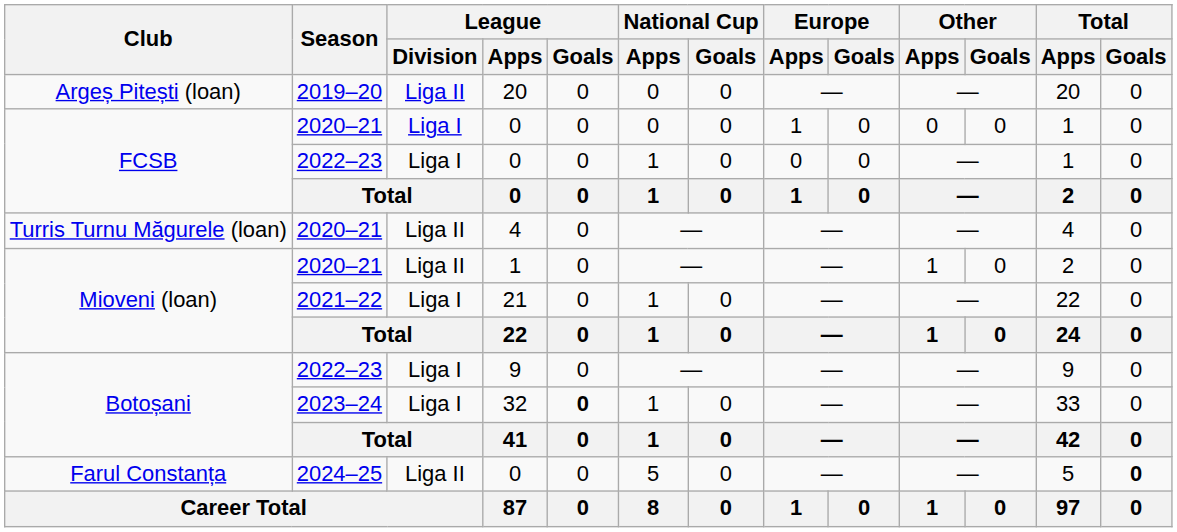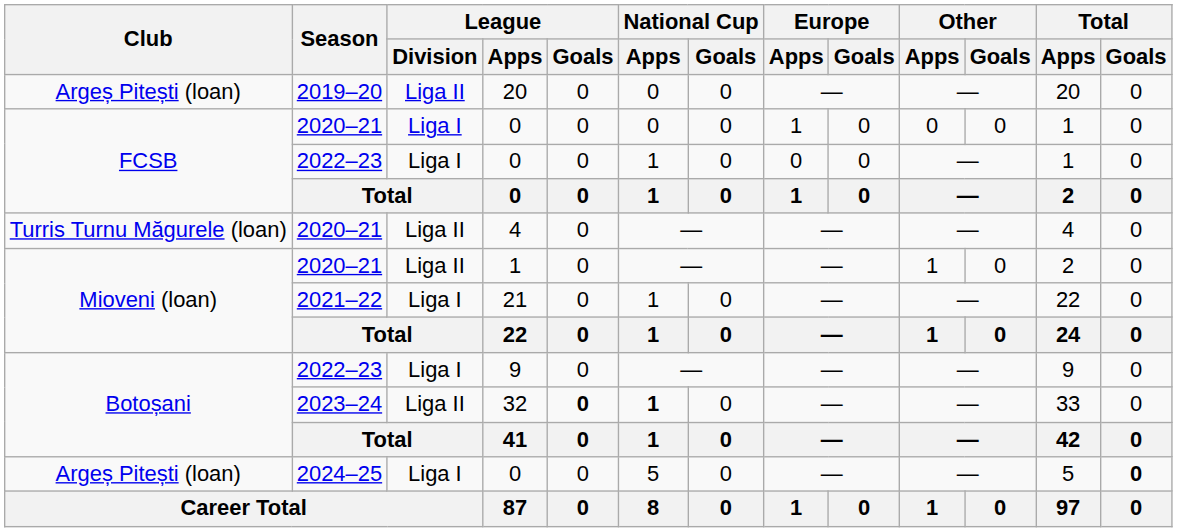(435, 404) Liga I -> (435, 404) Liga II
(653, 404) normal -> (653, 404) bold
(148, 473) Farul Constanța -> (148, 473) Argeș Pitești (loan)
(435, 473) Liga II -> (435, 473) Liga I
